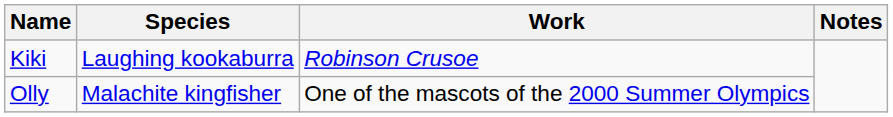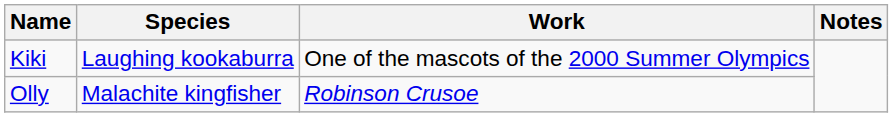(391, 58) Robinson Crusoe -> (557, 58) One of the mascots of the 2000 Summer Olympics
(557, 93) One of the mascots of the 2000 Summer Olympics -> (391, 93) Robinson Crusoe
